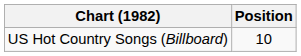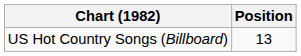(264, 39) 10 -> (264, 39) 13
